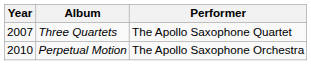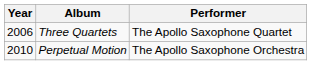(20, 32) 2007 -> (20, 32) 2006
